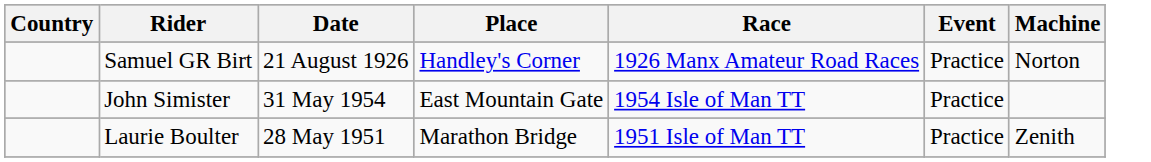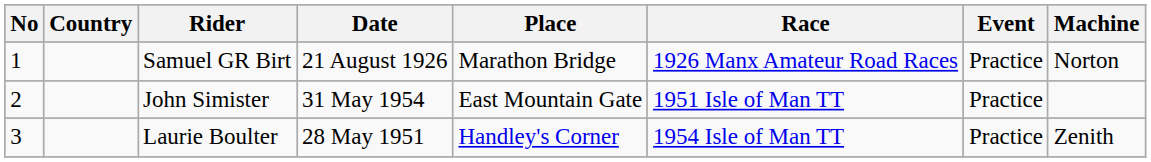+ column: (24, 23)
(500, 60) Handley's Corner -> (537, 60) Marathon Bridge
(710, 98) 1954 Isle of Man TT -> (749, 98) 1951 Isle of Man TT
(498, 136) Marathon Bridge -> (539, 136) Handley's Corner
(710, 136) 1951 Isle of Man TT -> (749, 136) 1954 Isle of Man TT
